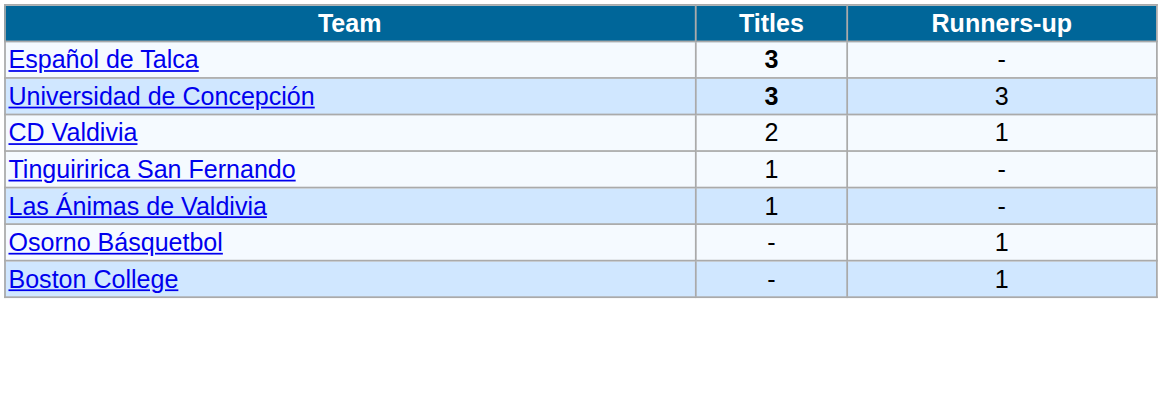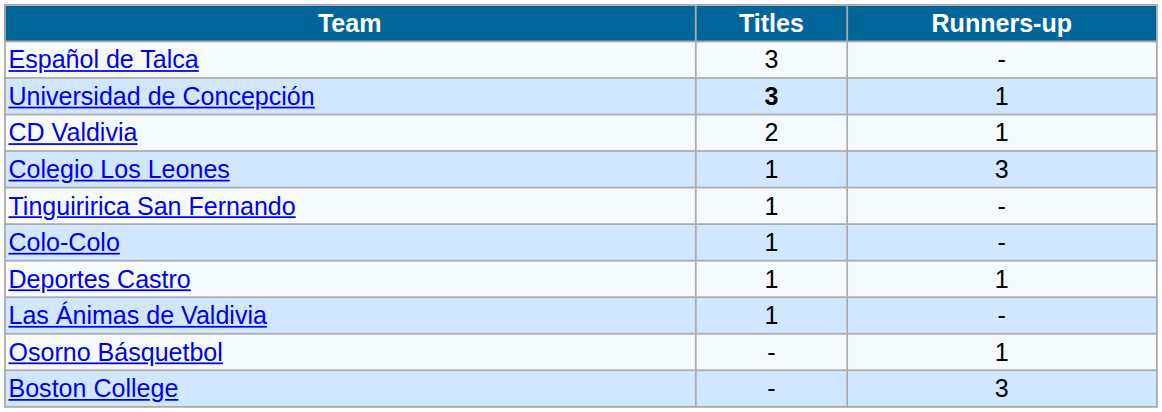(771, 60) bold -> (771, 60) normal
(1002, 96) 3 -> (1002, 96) 1
+ row: (119, 169)
+ row: (64, 242)
+ row: (100, 279)
(1002, 279) 1 -> (1002, 389) 3
